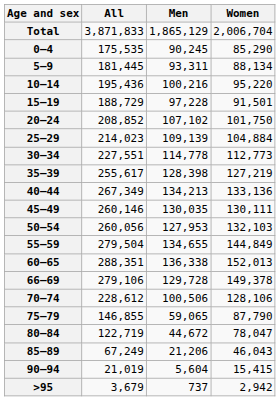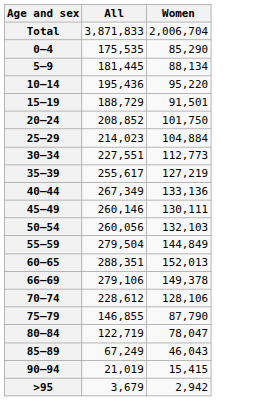- column: (179, 13)
